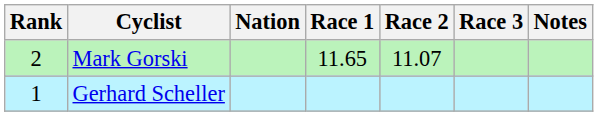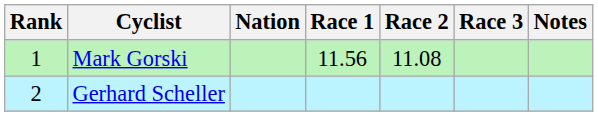(36, 57) 2 -> (36, 57) 1
(342, 57) 11.65 -> (342, 57) 11.56
(417, 57) 11.07 -> (417, 57) 11.08
(36, 93) 1 -> (36, 93) 2
